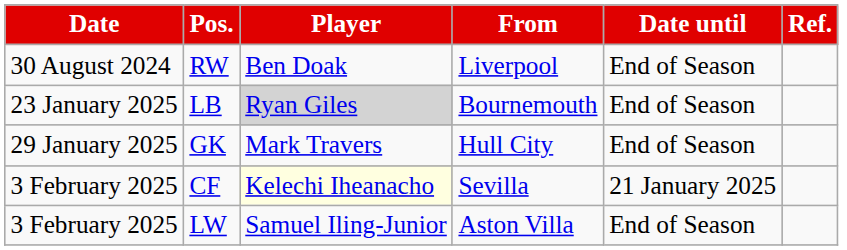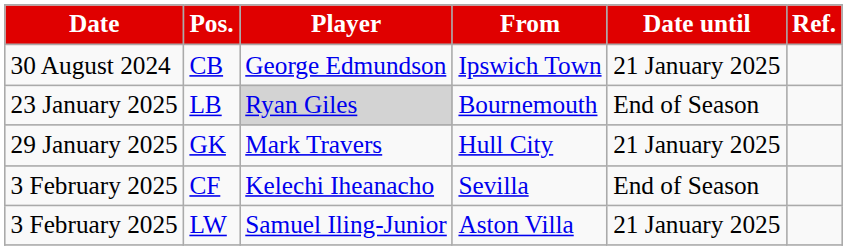- row: (209, 64)
+ row: (206, 64)
(682, 144) End of Season -> (697, 144) 21 January 2025
(340, 184) lightyellow background -> (340, 184) no background
(693, 184) 21 January 2025 -> (686, 184) End of Season
(682, 225) End of Season -> (697, 225) 21 January 2025
